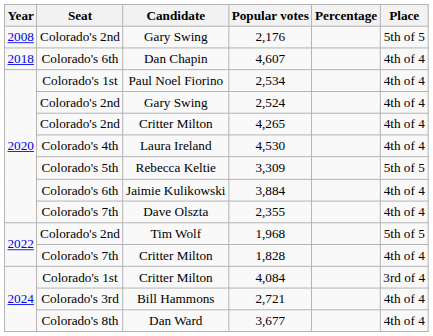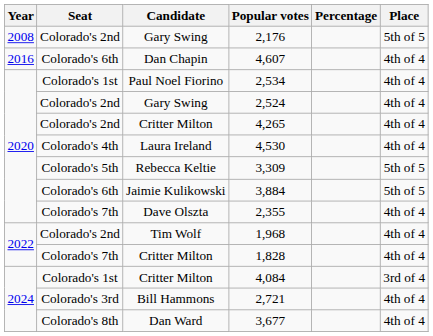(21, 59) 2018 -> (21, 59) 2016
(404, 190) 4th of 4 -> (404, 190) 5th of 5
(404, 233) 5th of 5 -> (404, 233) 4th of 4
